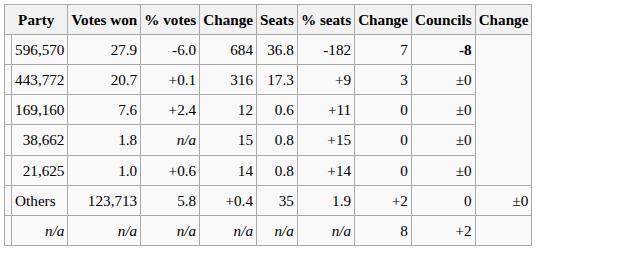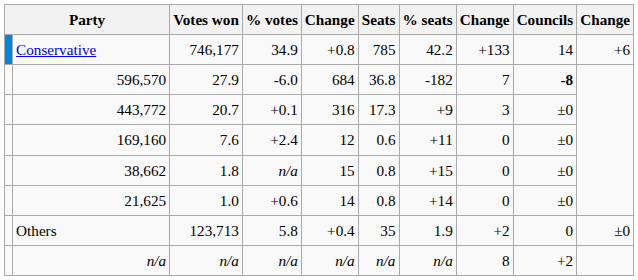+ row: (56, 50)
